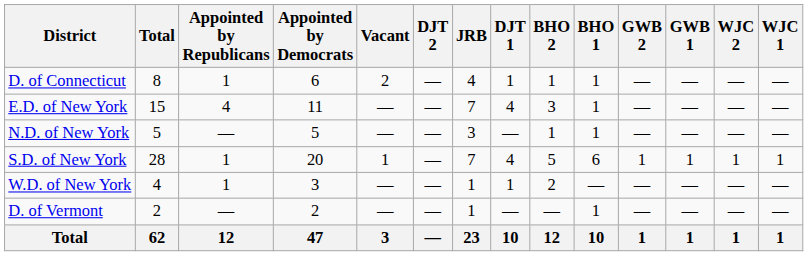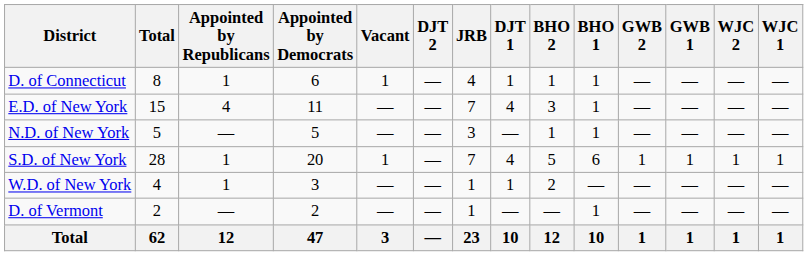(385, 80) 2 -> (385, 80) 1
